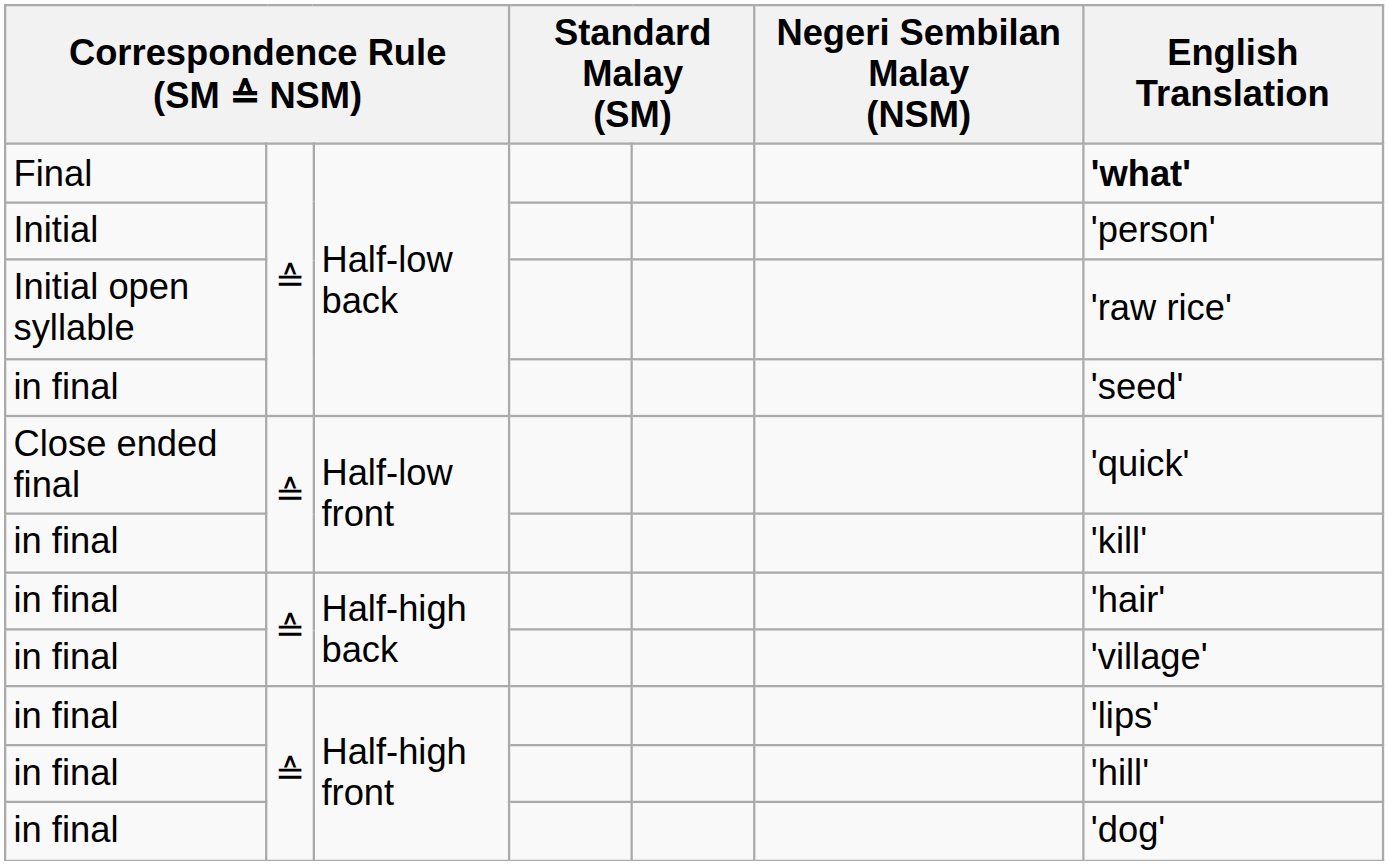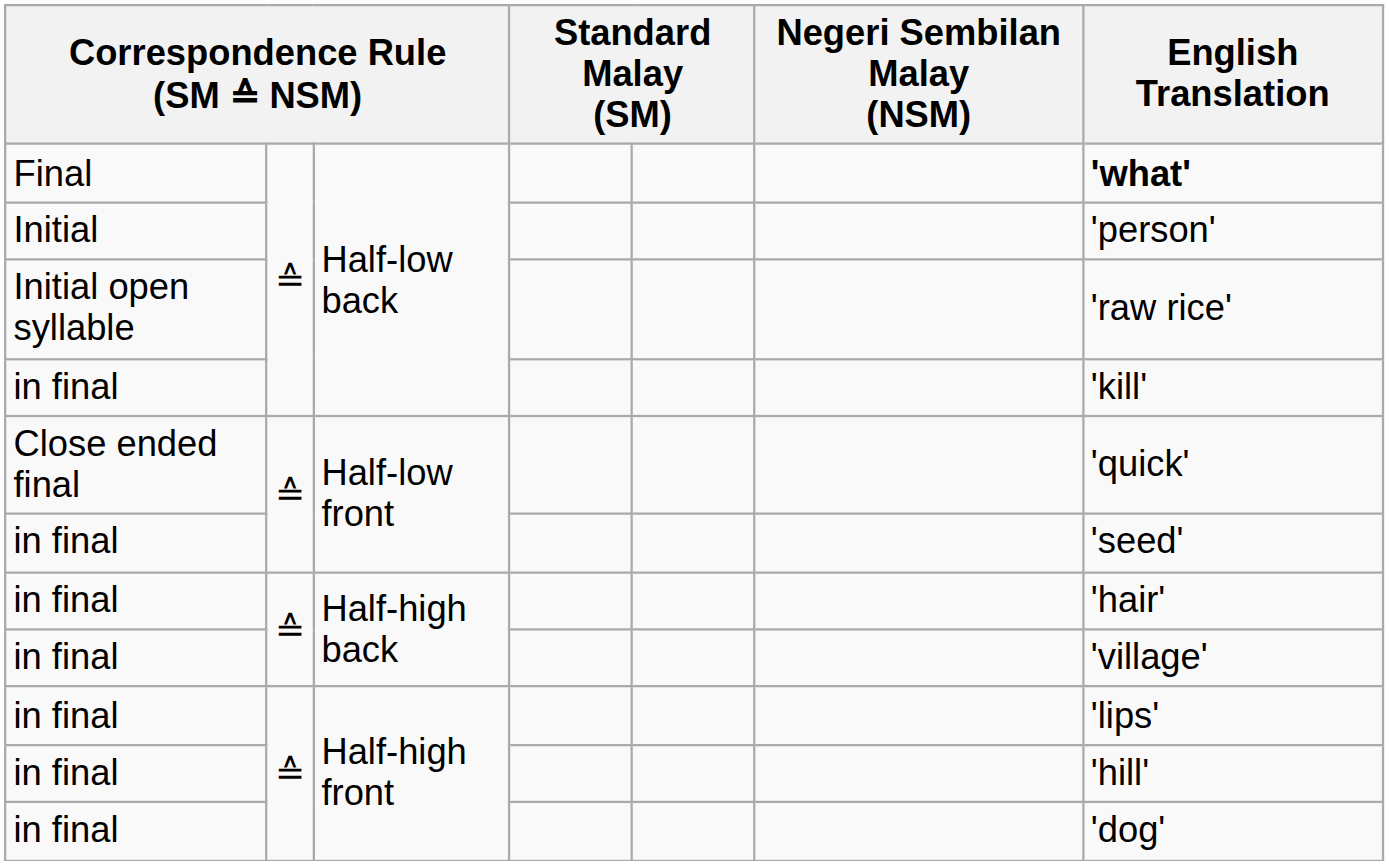(1137, 386) 'seed' -> (1119, 386) 'kill'
(1119, 542) 'kill' -> (1137, 542) 'seed'
